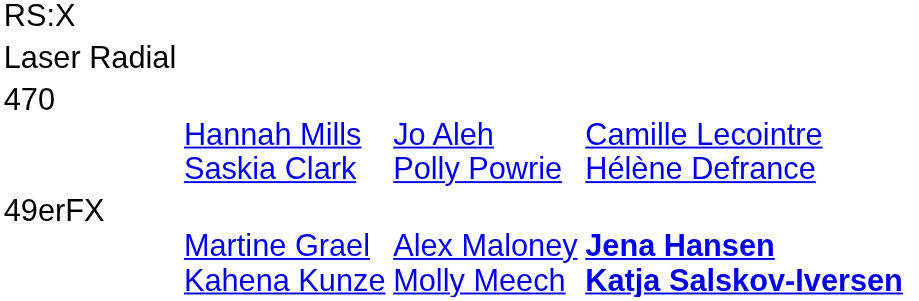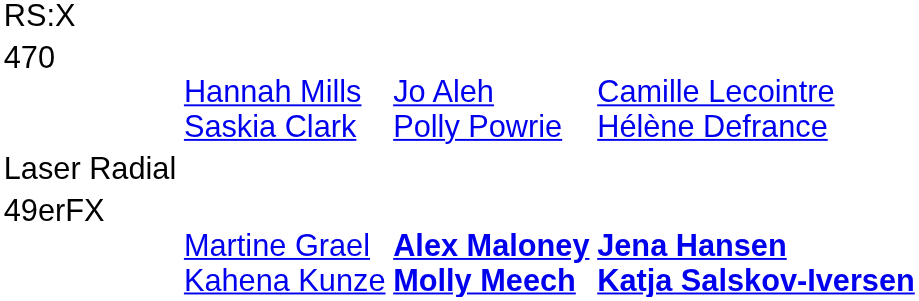rows swapped: (90, 57) <-> (29, 100)
(485, 263) normal -> (491, 263) bold
